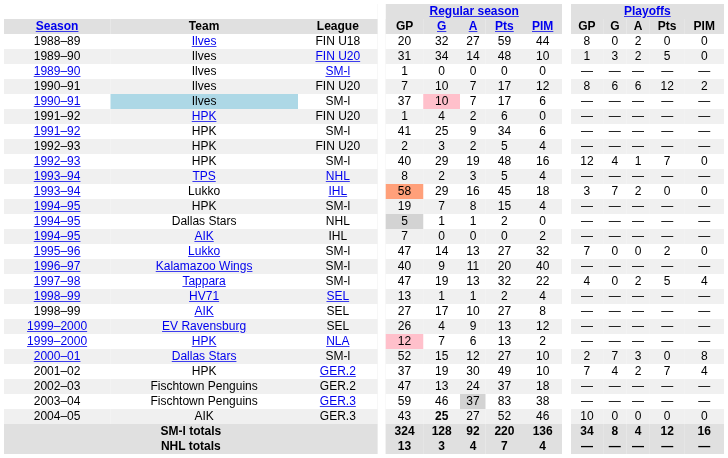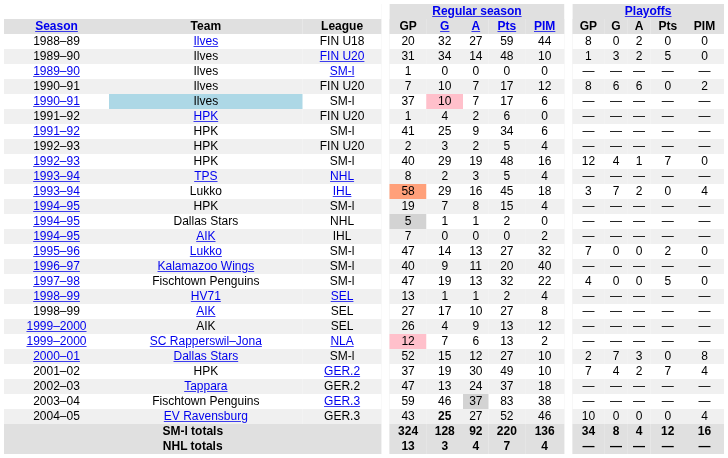(667, 86) 12 -> (668, 86) 0
(704, 191) 0 -> (704, 191) 4
(204, 281) Tappara -> (206, 281) Fischtown Penguins
(638, 281) 2 -> (639, 281) 0
(704, 281) 4 -> (704, 281) 0
(204, 326) EV Ravensburg -> (206, 326) AIK
(204, 341) HPK -> (206, 341) SC Rapperswil–Jona
(204, 386) Fischtown Penguins -> (206, 386) Tappara
(204, 416) AIK -> (206, 416) EV Ravensburg
(704, 416) 0 -> (704, 416) 4
